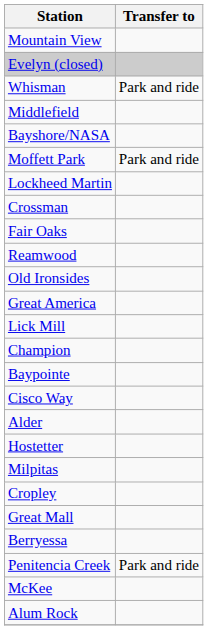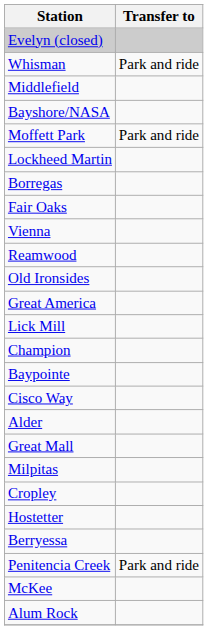- row: (55, 40)
+ row: (35, 183)
- row: (38, 207)
+ row: (29, 231)
rows swapped: (41, 517) <-> (36, 445)
